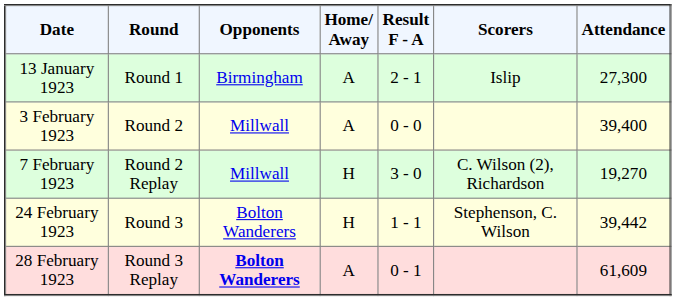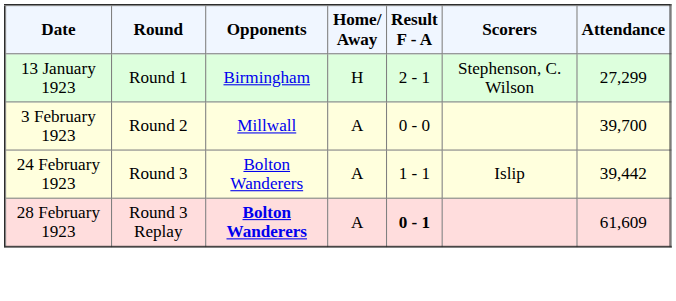(349, 77) A -> (357, 77) H
(505, 77) Islip -> (510, 77) Stephenson, C. Wilson
(623, 77) 27,300 -> (623, 77) 27,299
(623, 125) 39,400 -> (623, 125) 39,700
- row: (57, 174)
(349, 222) H -> (357, 174) A
(505, 222) Stephenson, C. Wilson -> (510, 174) Islip
(406, 270) normal -> (414, 222) bold
